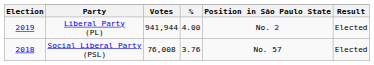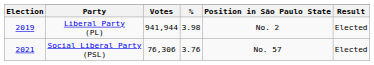(191, 28) 4.00 -> (191, 28) 3.98
(25, 50) 2018 -> (25, 50) 2021
(162, 50) 76,008 -> (162, 50) 76,306
